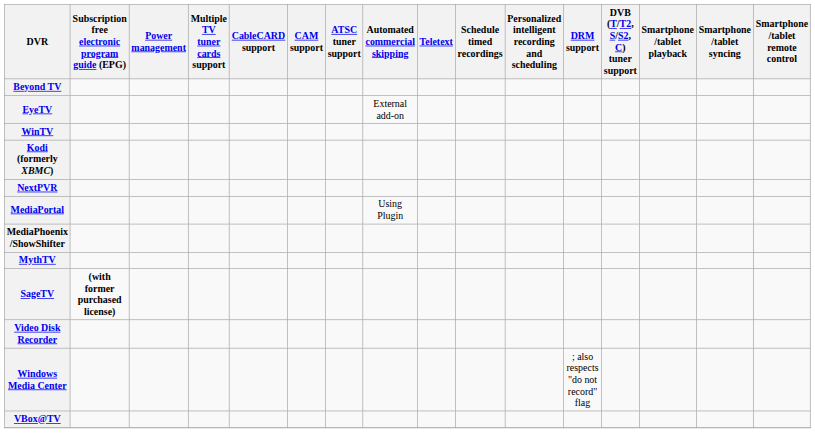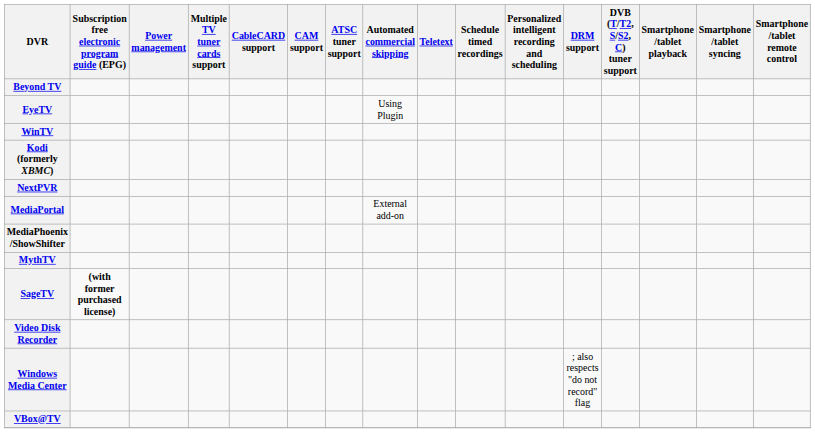(390, 109) External add-on -> (390, 109) Using Plugin
(390, 209) Using Plugin -> (390, 209) External add-on
